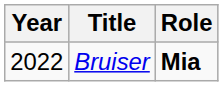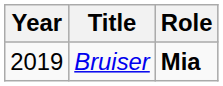(37, 61) 2022 -> (37, 61) 2019
